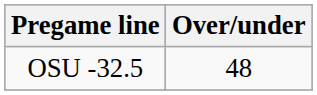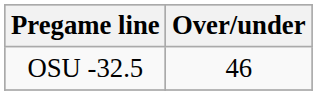(239, 68) 48 -> (239, 68) 46
